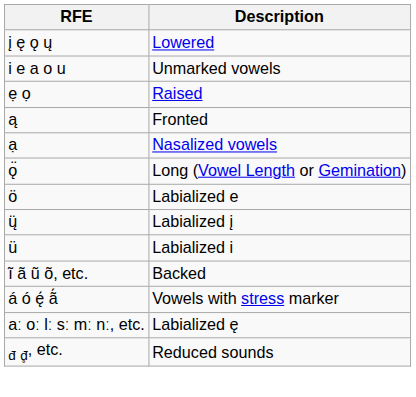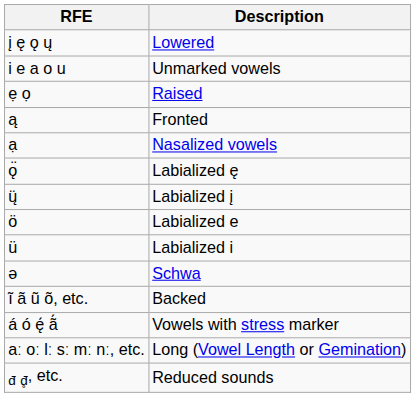(279, 171) Long (Vowel Length or Gemination) -> (195, 171) Labialized ę
rows swapped: (13, 196) <-> (13, 222)
+ row: (13, 273)
(195, 324) Labialized ę -> (279, 350) Long (Vowel Length or Gemination)
